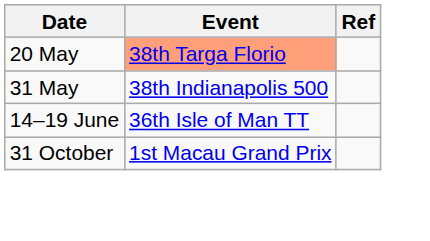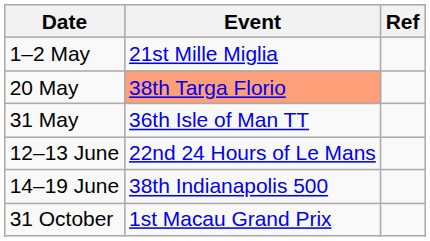+ row: (50, 54)
(229, 87) 38th Indianapolis 500 -> (219, 120) 36th Isle of Man TT
+ row: (64, 153)
(219, 120) 36th Isle of Man TT -> (229, 186) 38th Indianapolis 500
